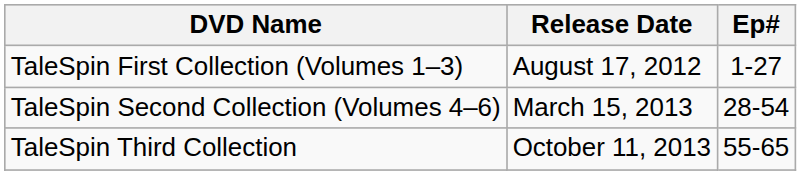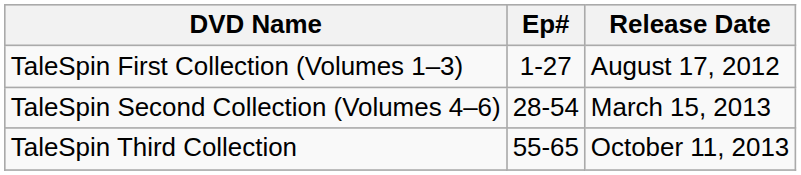columns swapped: (756, 25) <-> (612, 25)
